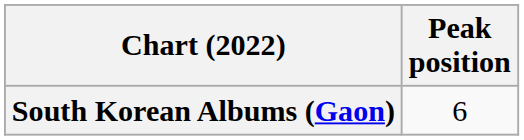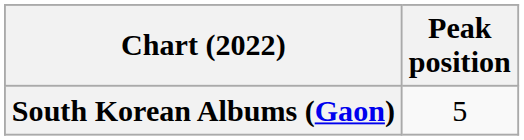(460, 109) 6 -> (460, 109) 5
